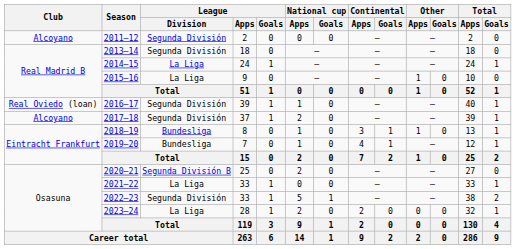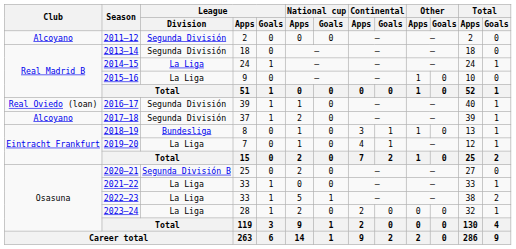(187, 144) Bundesliga -> (187, 144) La Liga
(187, 198) Segunda División -> (187, 198) La Liga
